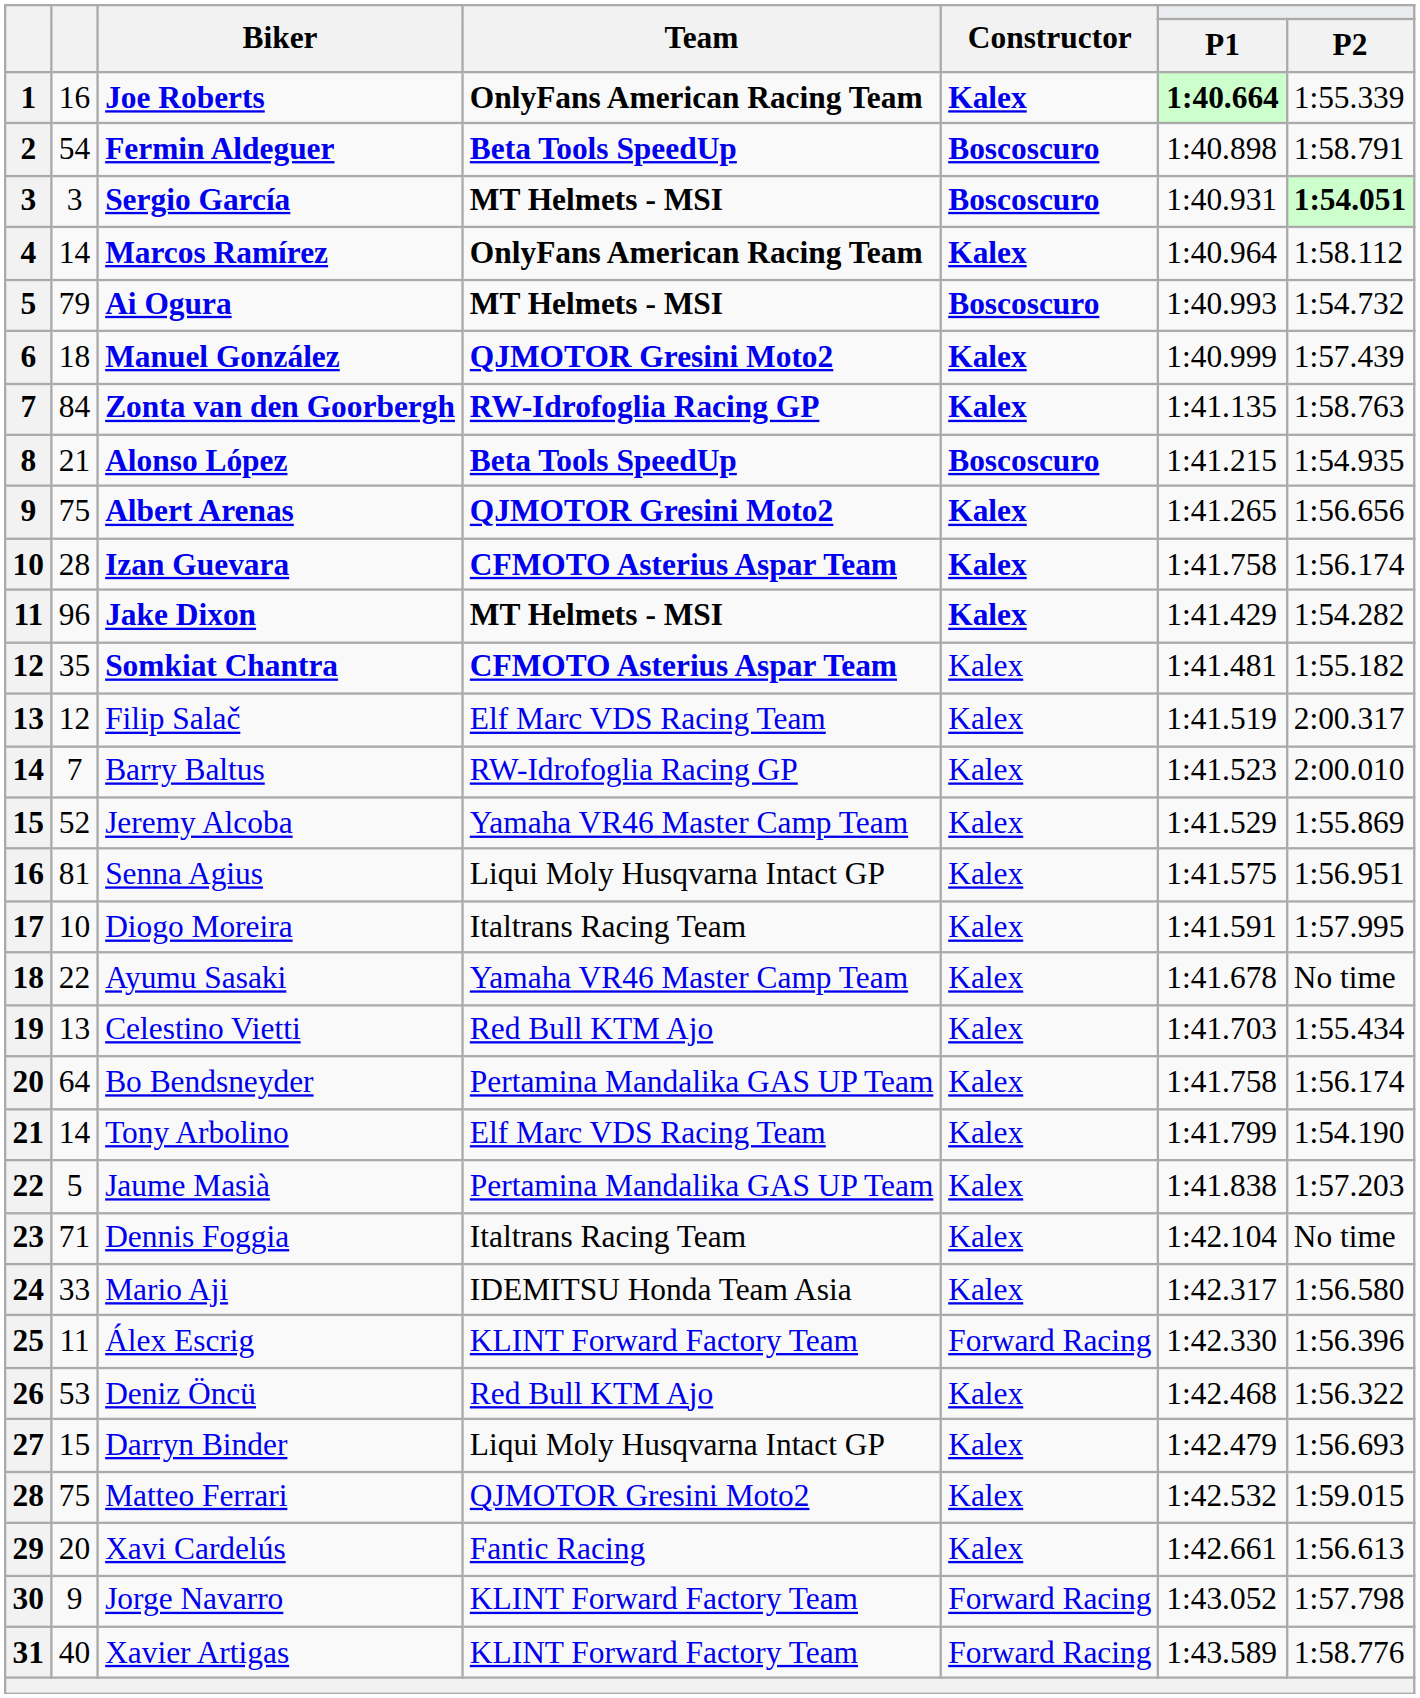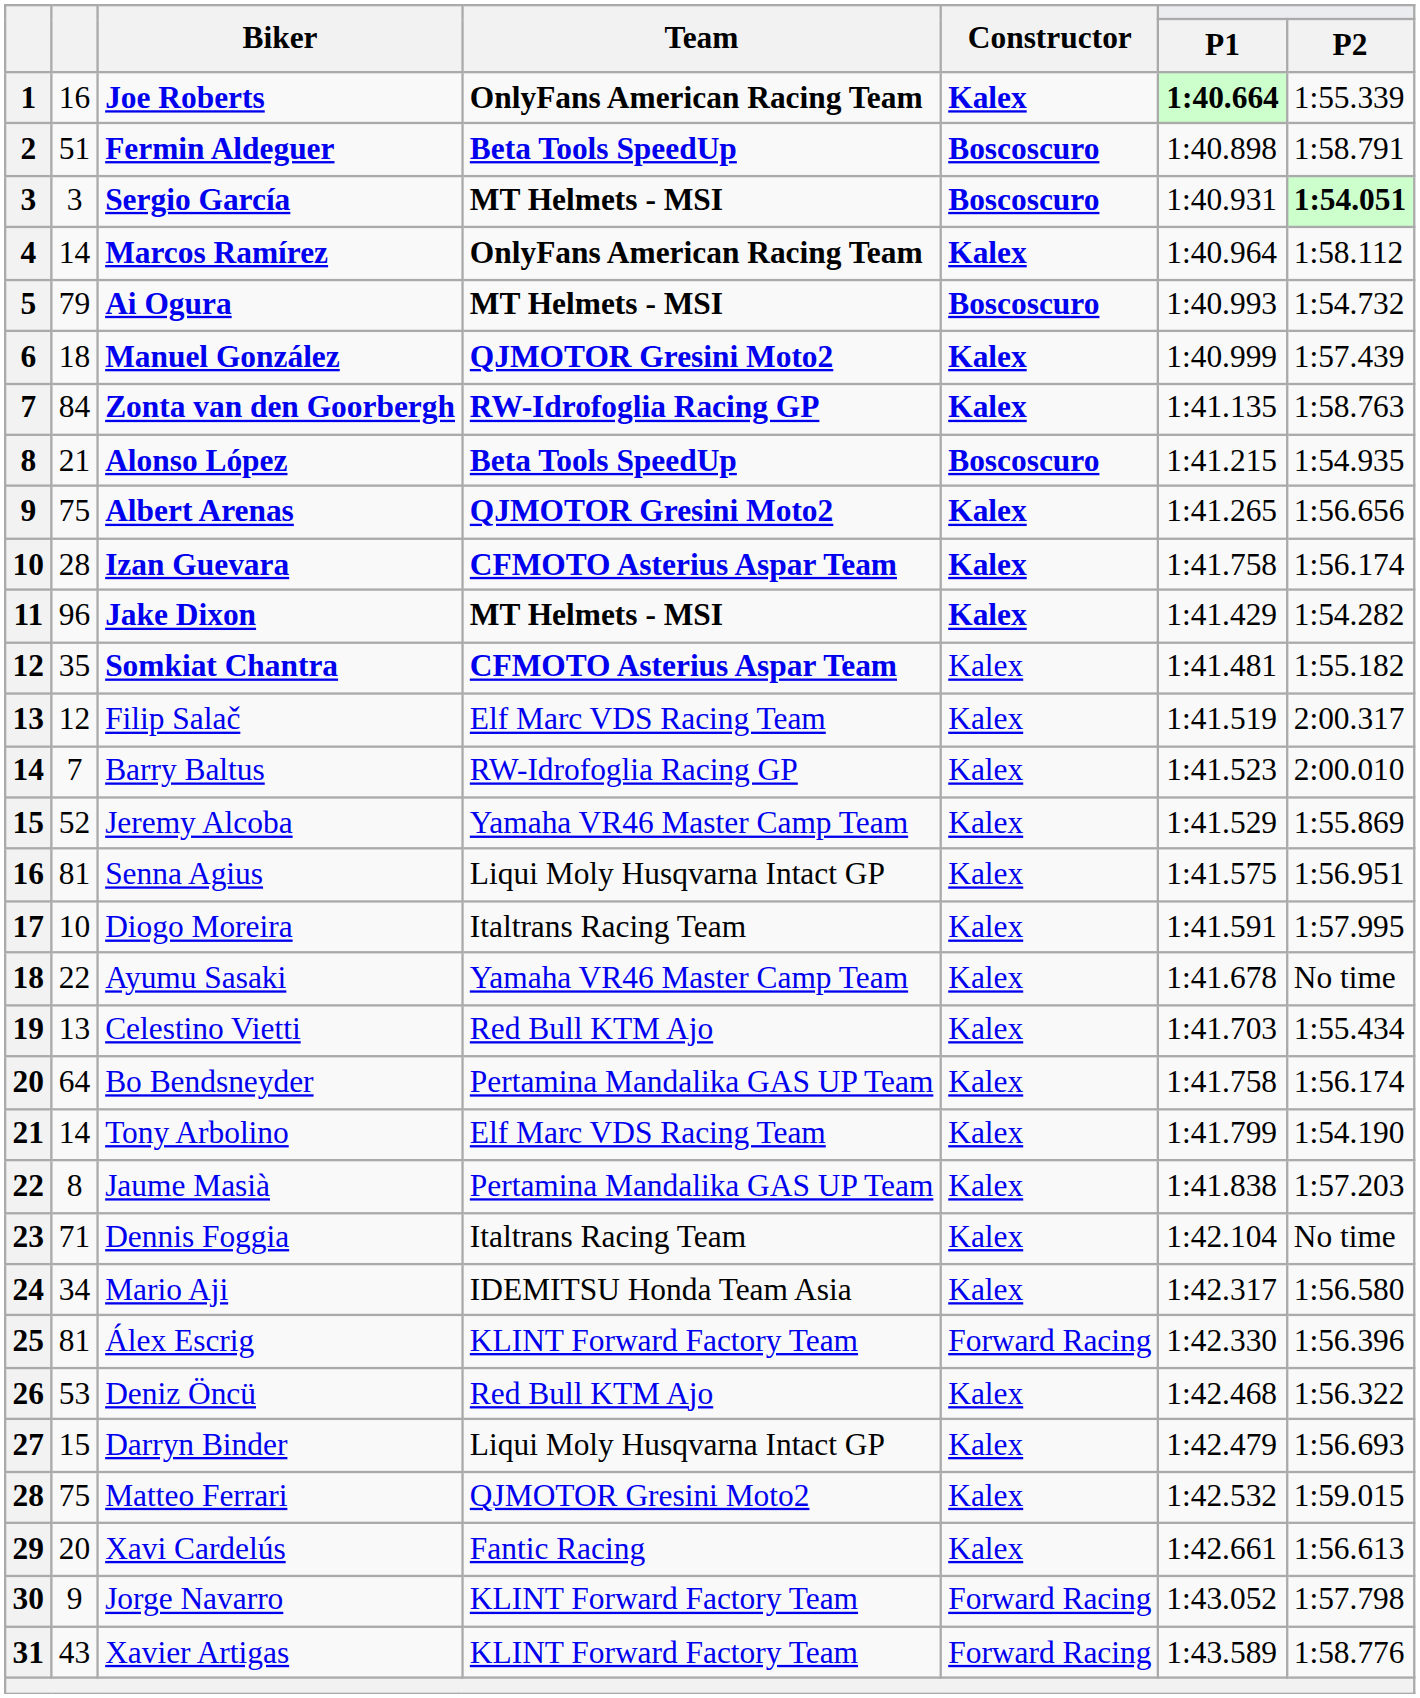(75, 148) 54 -> (75, 148) 51
(75, 1185) 5 -> (75, 1185) 8
(75, 1288) 33 -> (75, 1288) 34
(75, 1340) 11 -> (75, 1340) 81
(75, 1651) 40 -> (75, 1651) 43
